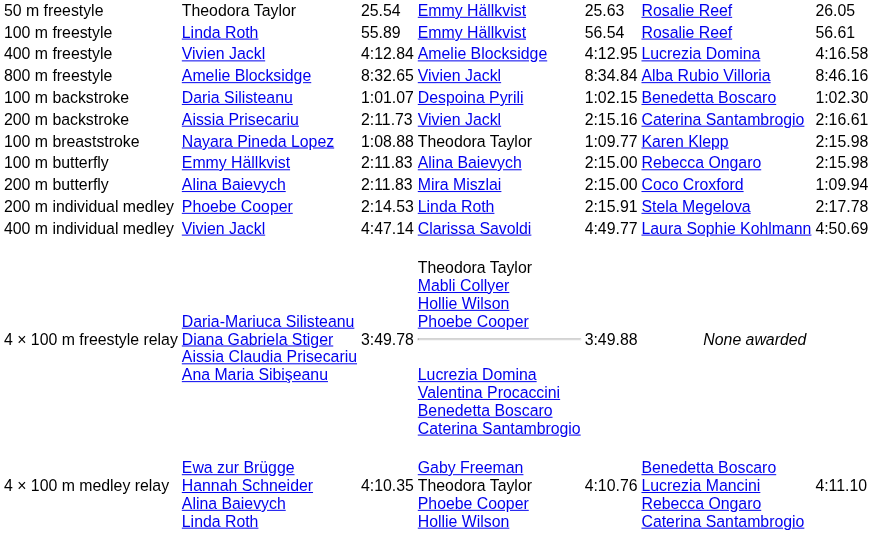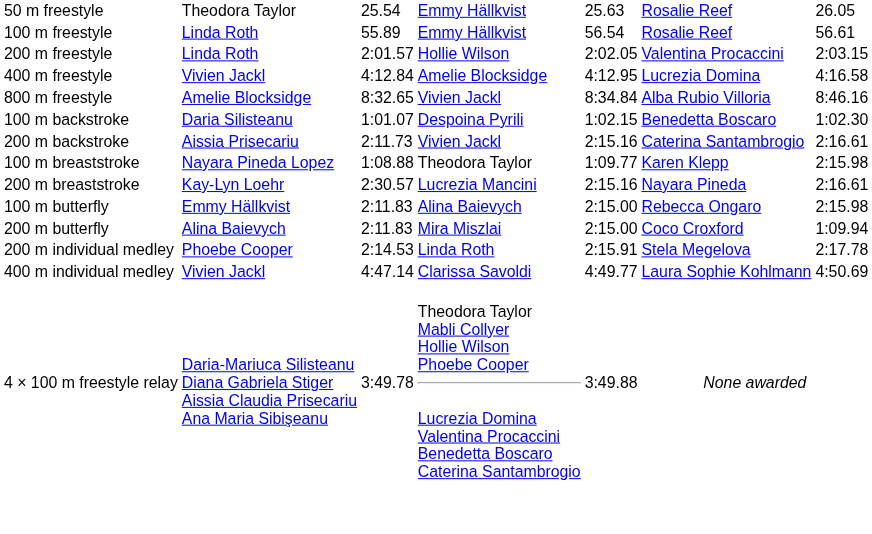+ row: (58, 54)
+ row: (72, 185)
- row: (87, 486)
